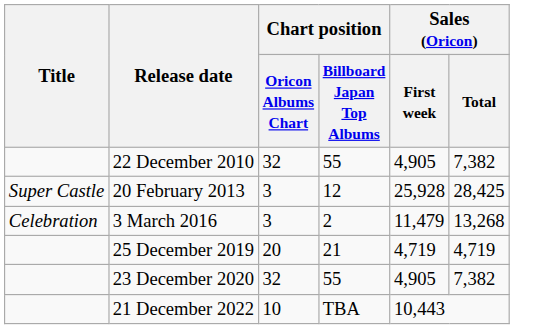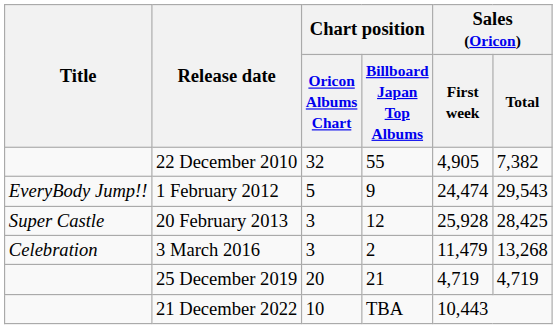+ row: (217, 191)
- row: (183, 279)
